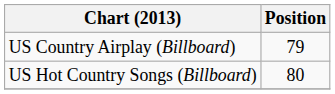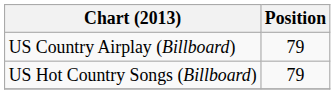(295, 74) 80 -> (295, 74) 79
